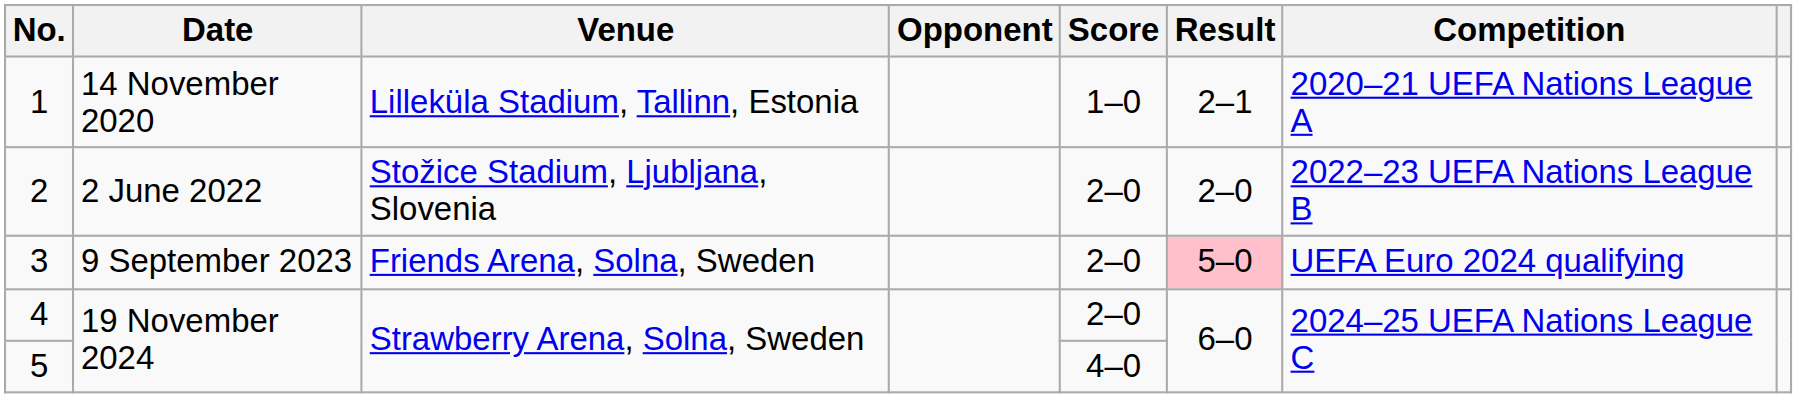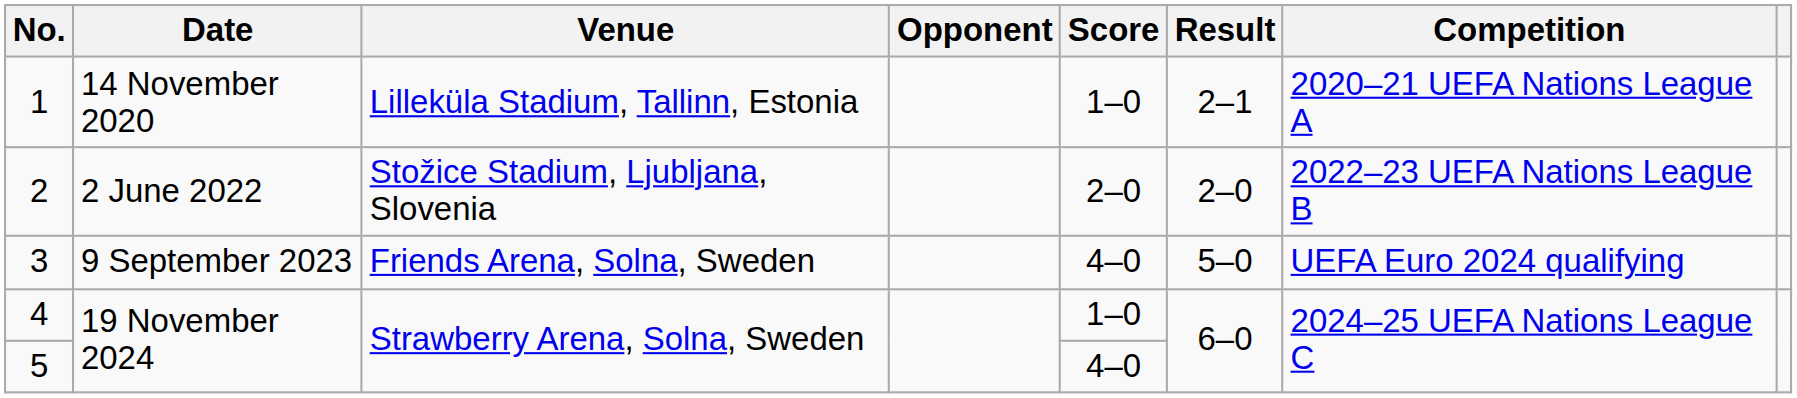(1114, 261) 2–0 -> (1114, 261) 4–0
(1225, 261) pink background -> (1225, 261) no background
(1114, 313) 2–0 -> (1114, 313) 1–0
